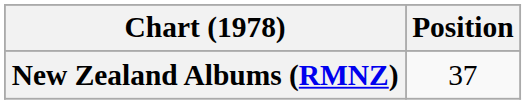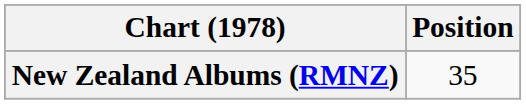(463, 74) 37 -> (463, 74) 35
